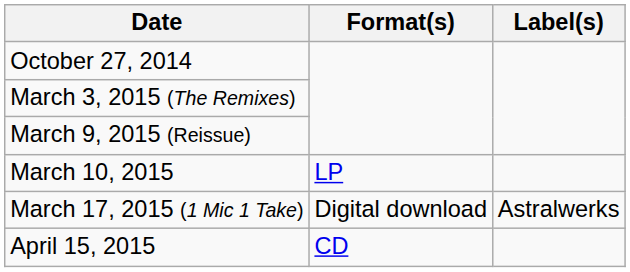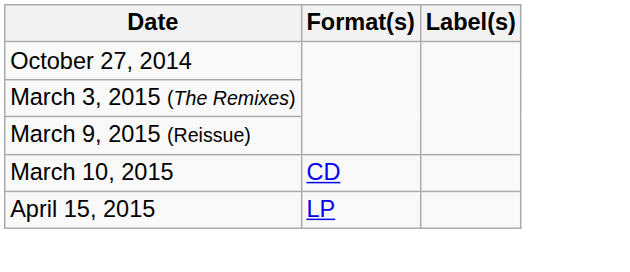(329, 172) LP -> (323, 172) CD
- row: (157, 209)
(331, 246) CD -> (321, 209) LP
